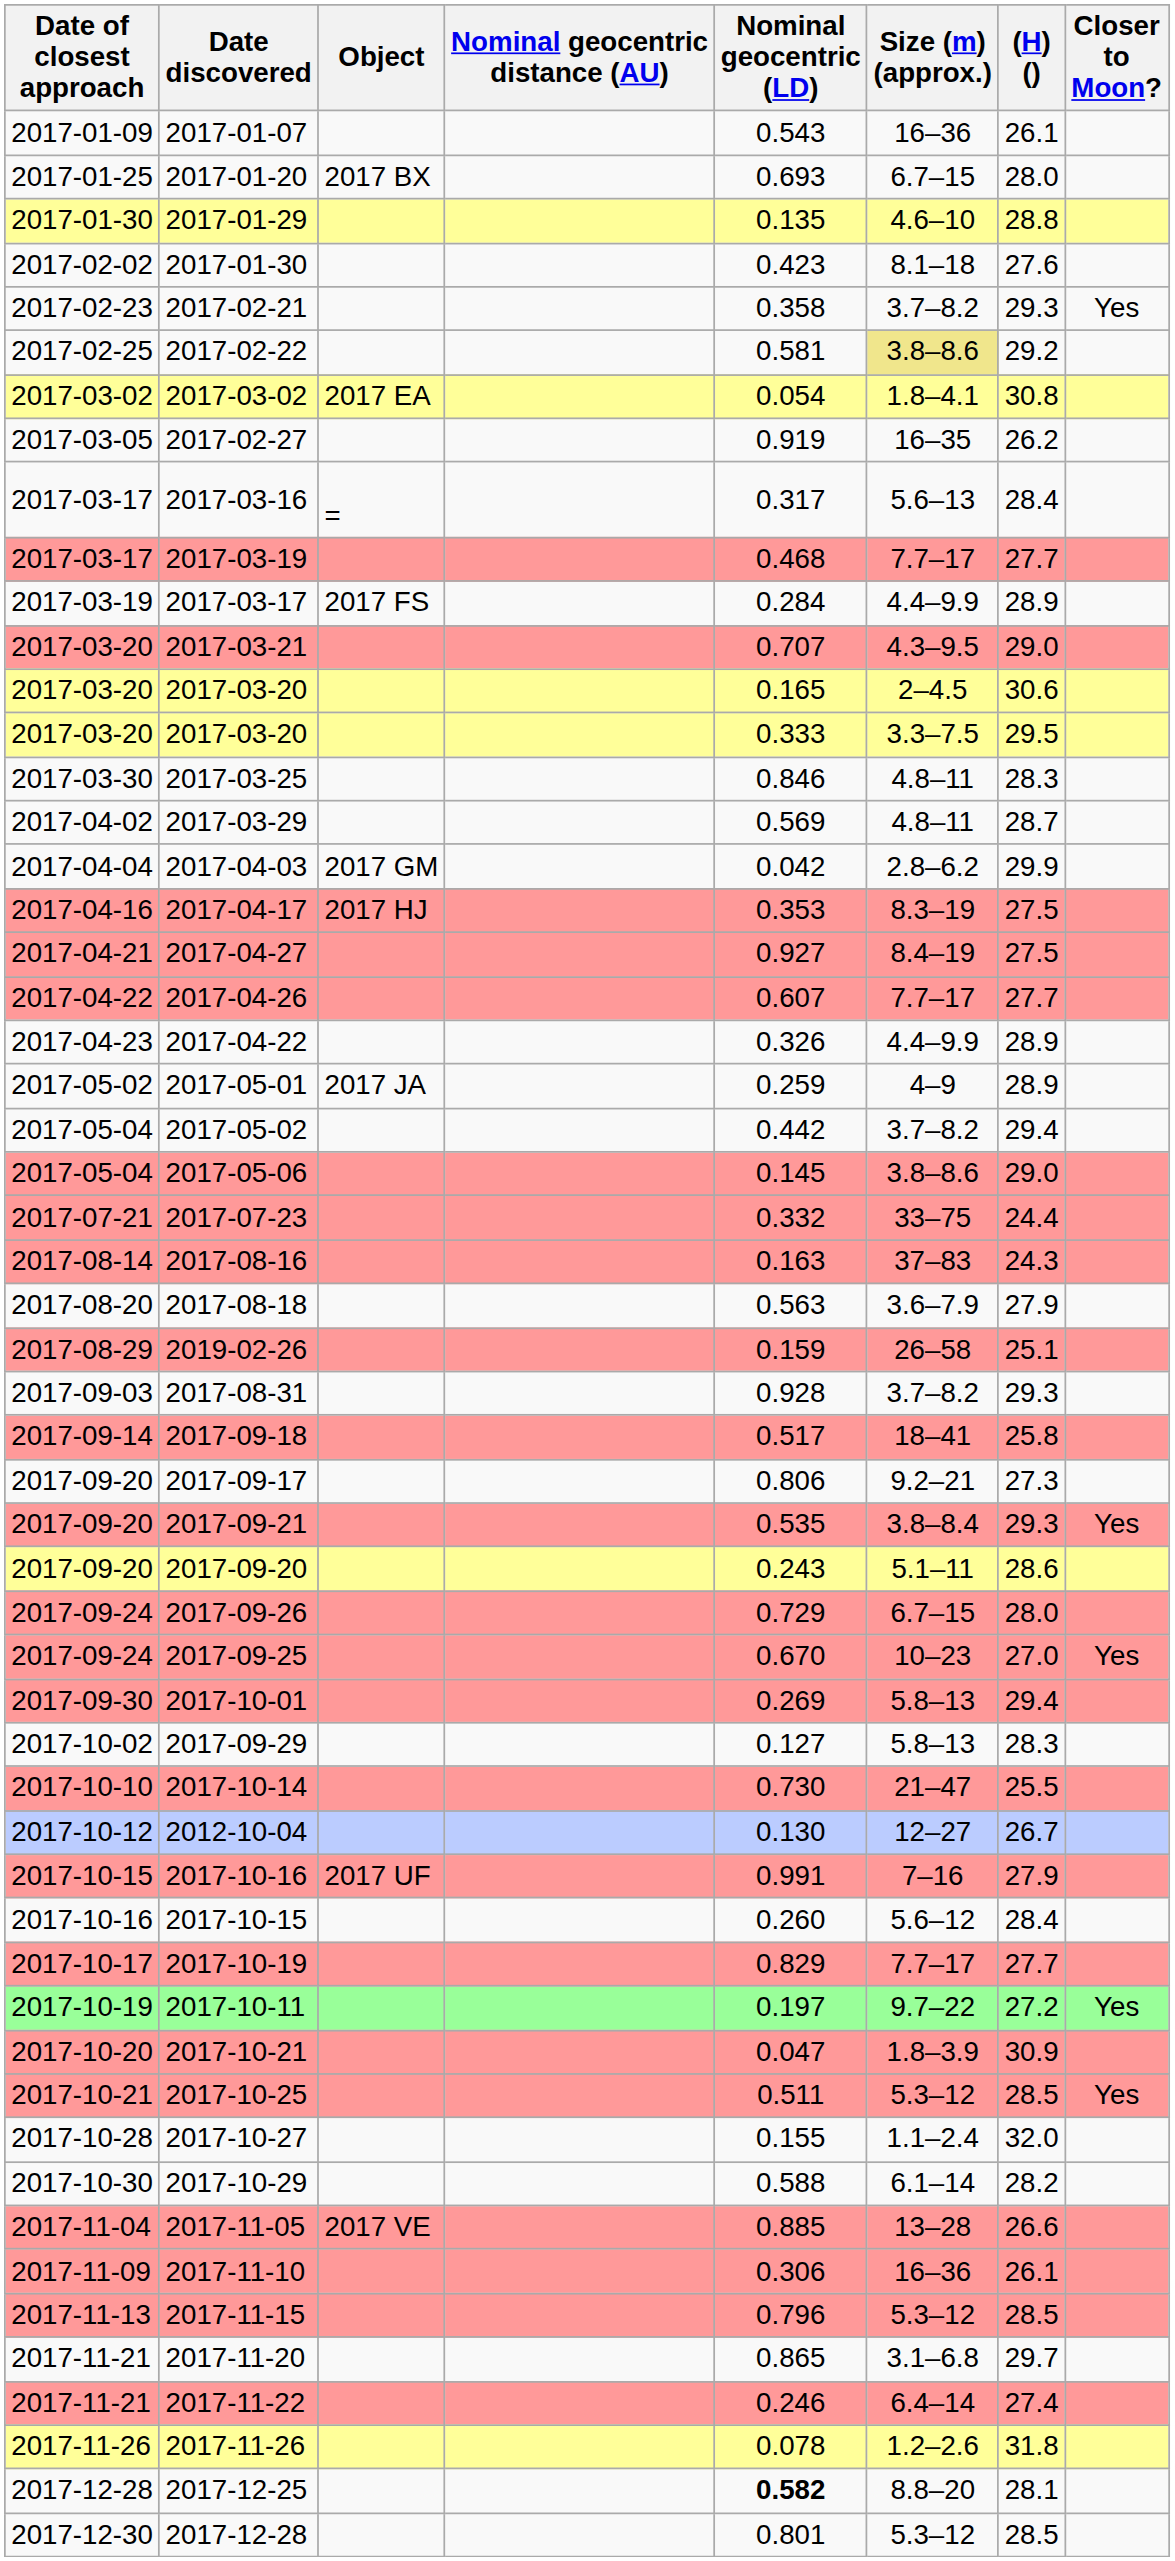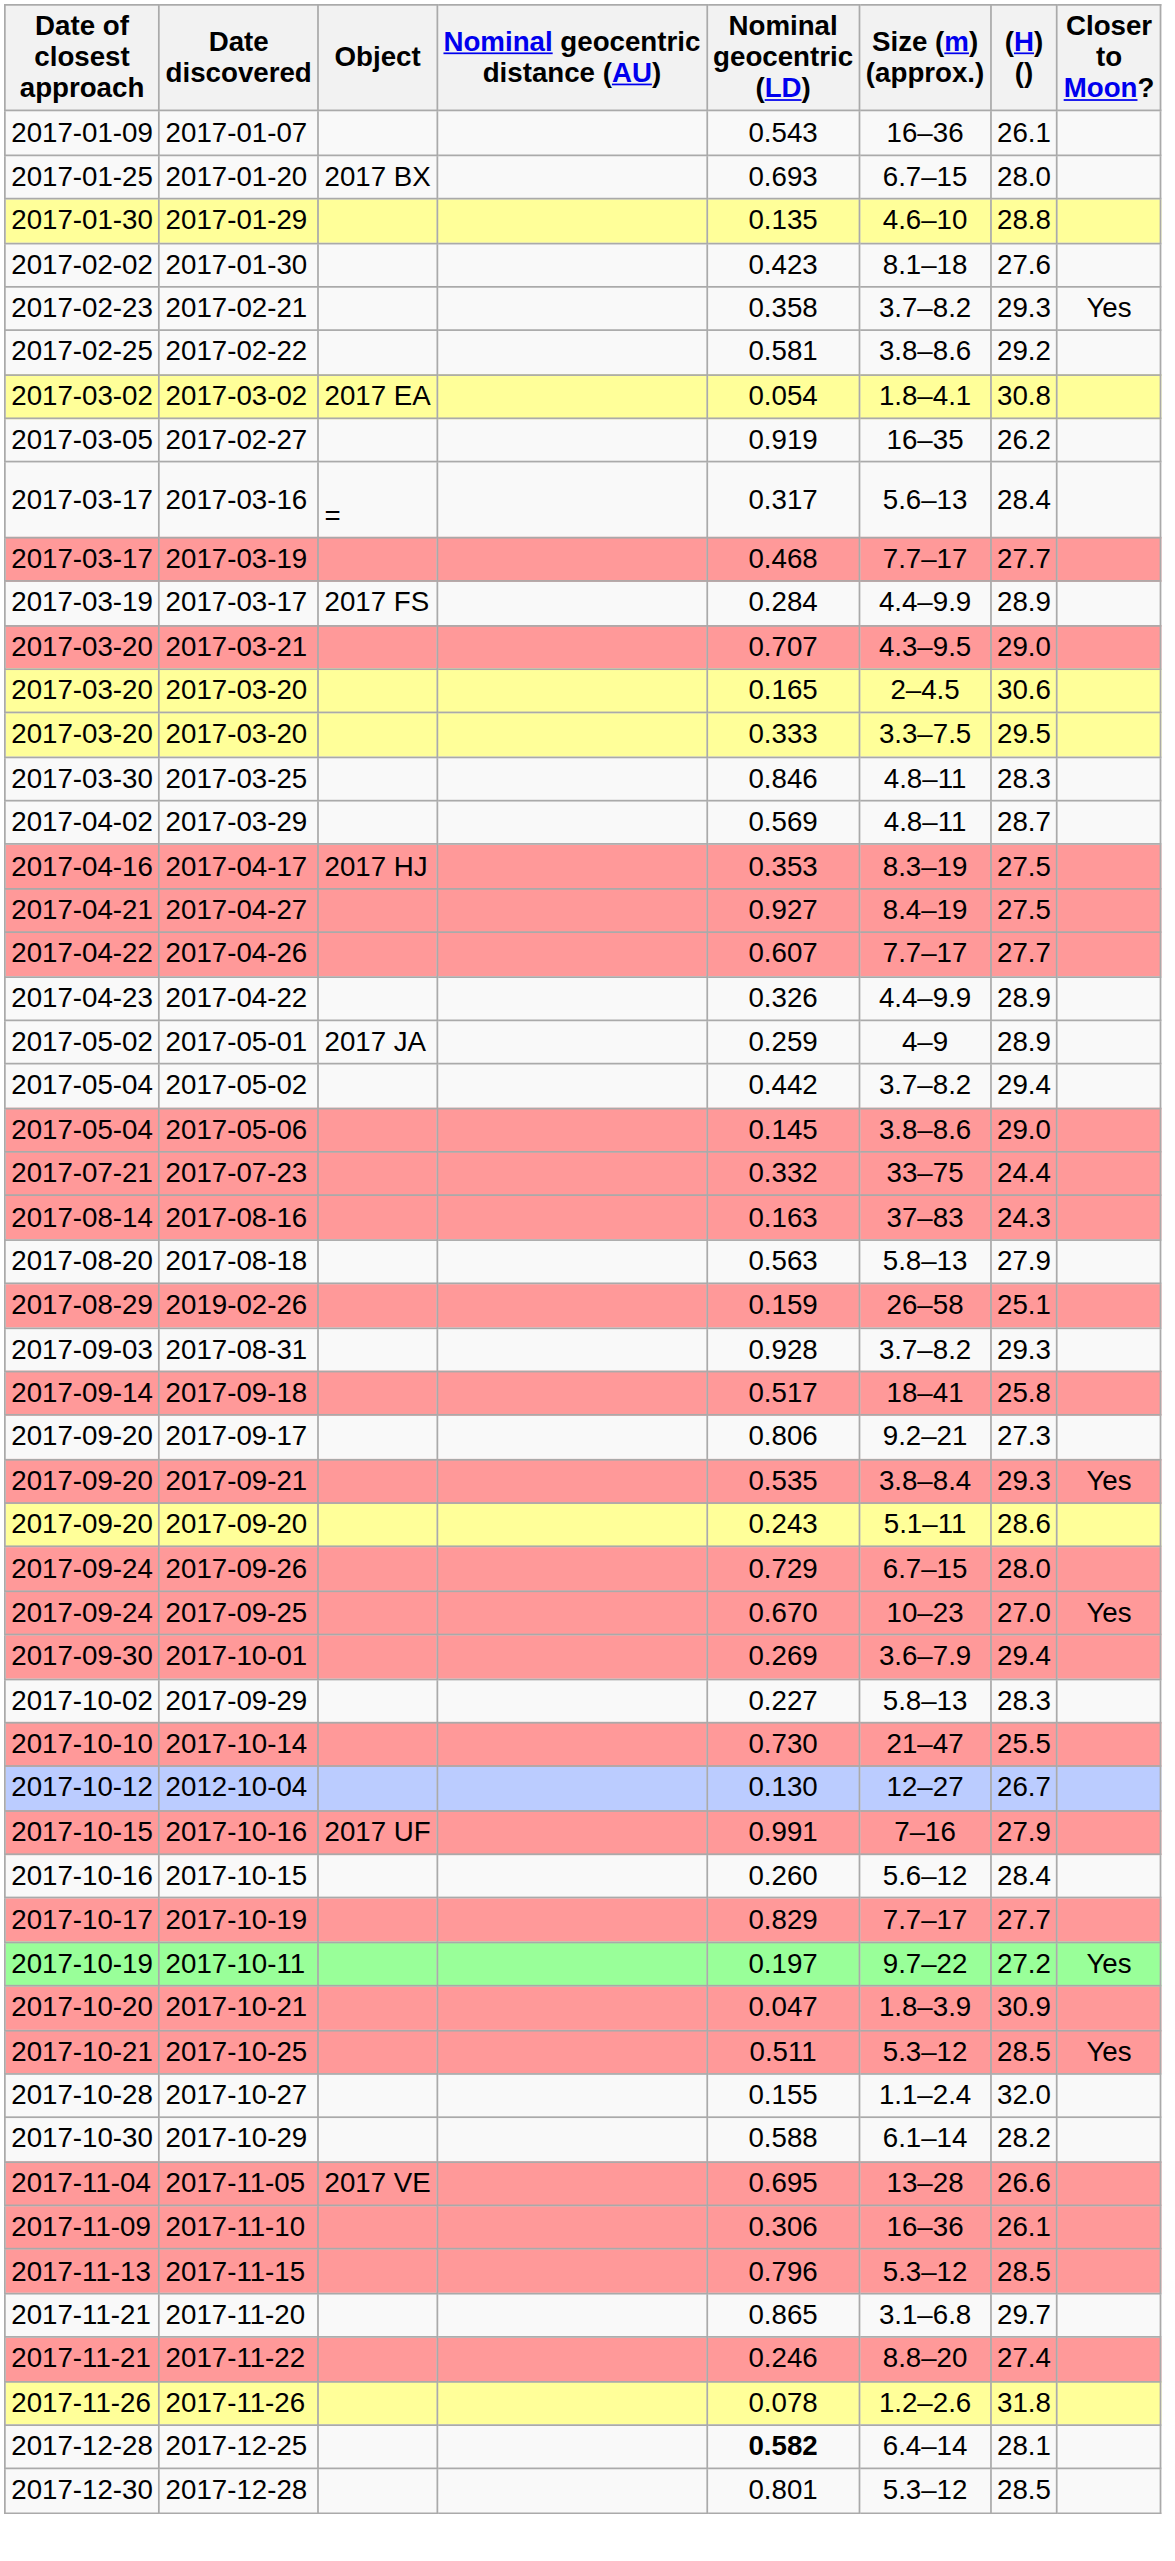(933, 352) khaki background -> (925, 352) no background
- row: (82, 866)
(933, 1305) 3.6–7.9 -> (925, 1261) 5.8–13
(933, 1700) 5.8–13 -> (925, 1656) 3.6–7.9
(791, 1744) 0.127 -> (783, 1700) 0.227
(791, 2227) 0.885 -> (783, 2183) 0.695
(933, 2402) 6.4–14 -> (925, 2358) 8.8–20
(933, 2490) 8.8–20 -> (925, 2446) 6.4–14
